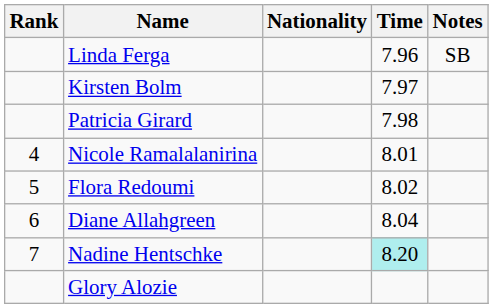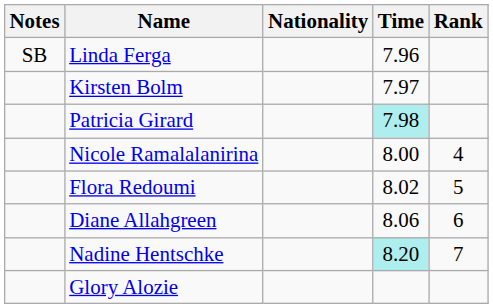columns swapped: (34, 21) <-> (458, 21)
(400, 120) no background -> (401, 120) paleturquoise background
(400, 154) 8.01 -> (401, 154) 8.00
(400, 220) 8.04 -> (401, 220) 8.06
